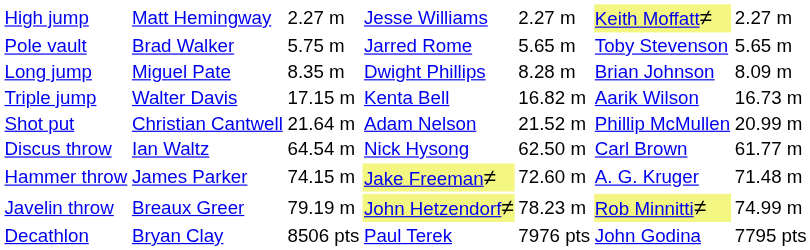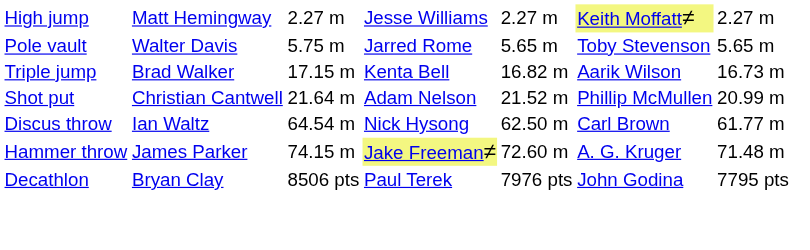(183, 46) Brad Walker -> (185, 46) Walter Davis
- row: (48, 72)
(185, 97) Walter Davis -> (183, 72) Brad Walker
- row: (59, 207)
